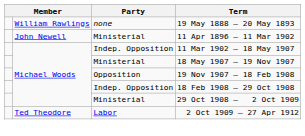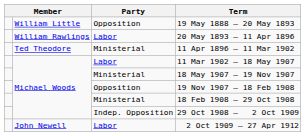(52, 23) William Rawlings -> (47, 23) William Little
(103, 23) none -> (117, 23) Opposition
+ row: (236, 36)
(40, 36) John Newell -> (43, 49) Ted Theodore
(133, 49) Indep. Opposition -> (105, 62) Labor
(133, 87) Indep. Opposition -> (119, 100) Ministerial
(119, 100) Ministerial -> (133, 112) Indep. Opposition
(43, 112) Ted Theodore -> (40, 125) John Newell
